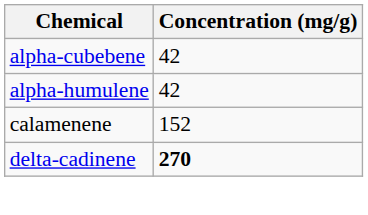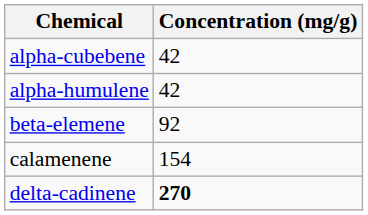+ row: (67, 124)
(175, 124) 152 -> (175, 158) 154
